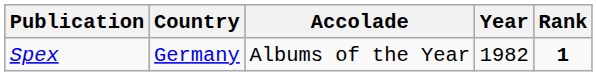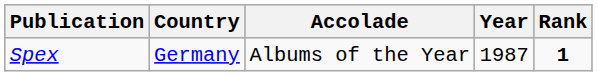(504, 55) 1982 -> (504, 55) 1987
